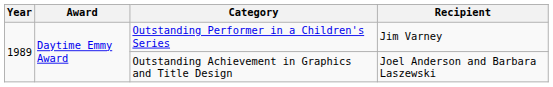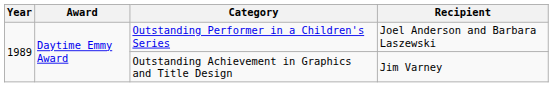(411, 37) Jim Varney -> (458, 37) Joel Anderson and Barbara Laszewski
(458, 67) Joel Anderson and Barbara Laszewski -> (411, 67) Jim Varney
